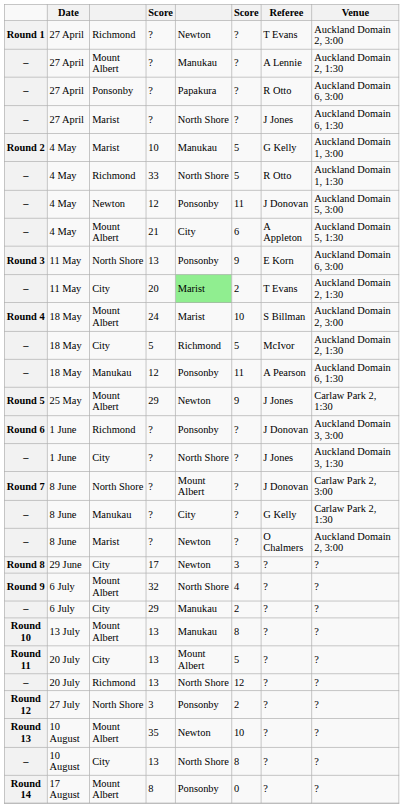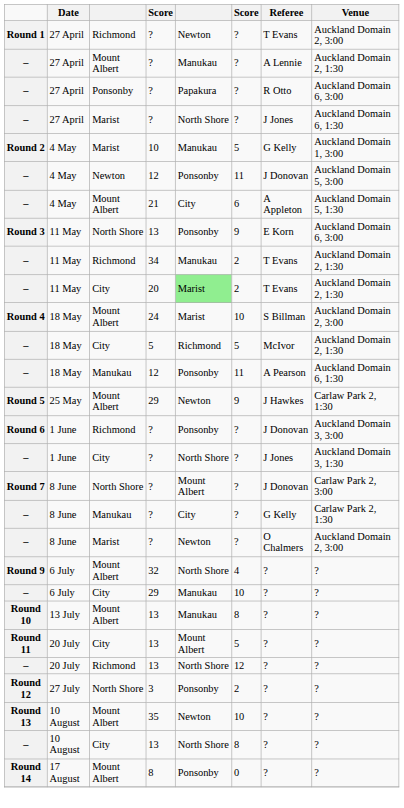- row: (114, 176)
+ row: (114, 260)
(278, 401) J Jones -> (283, 401) J Hawkes
- row: (101, 564)
(236, 609) 2 -> (239, 593) 10
